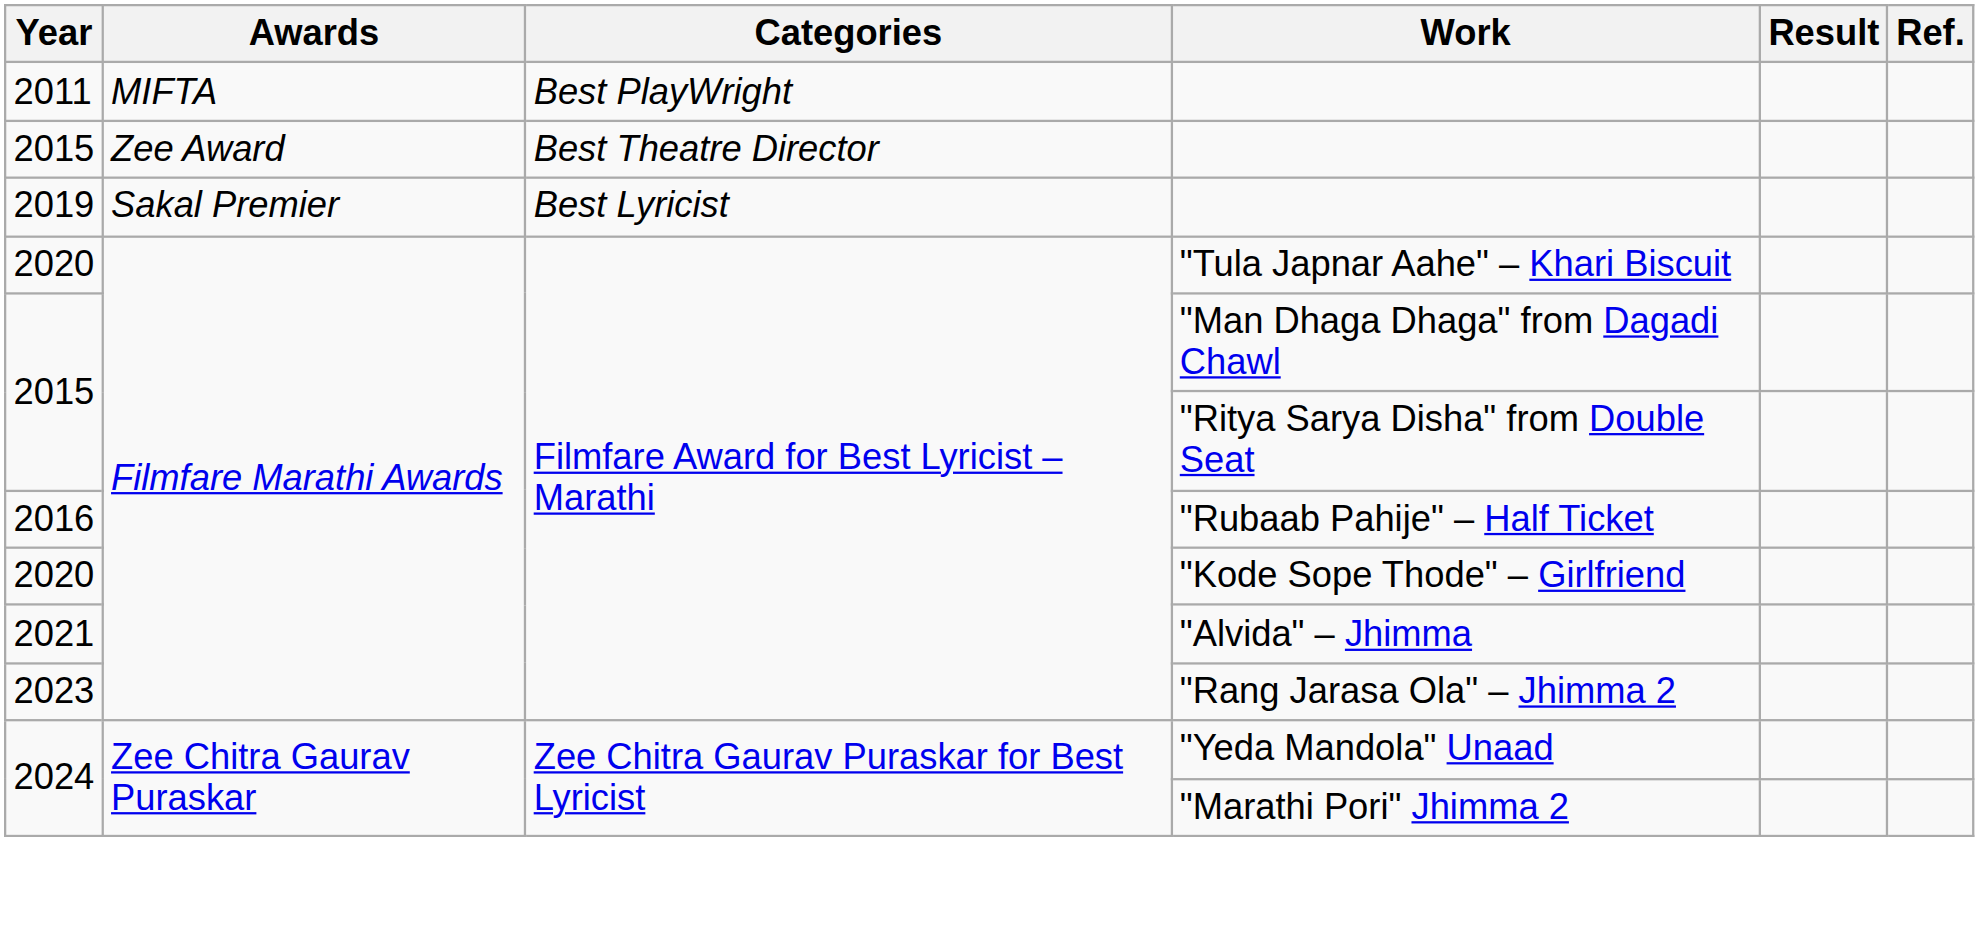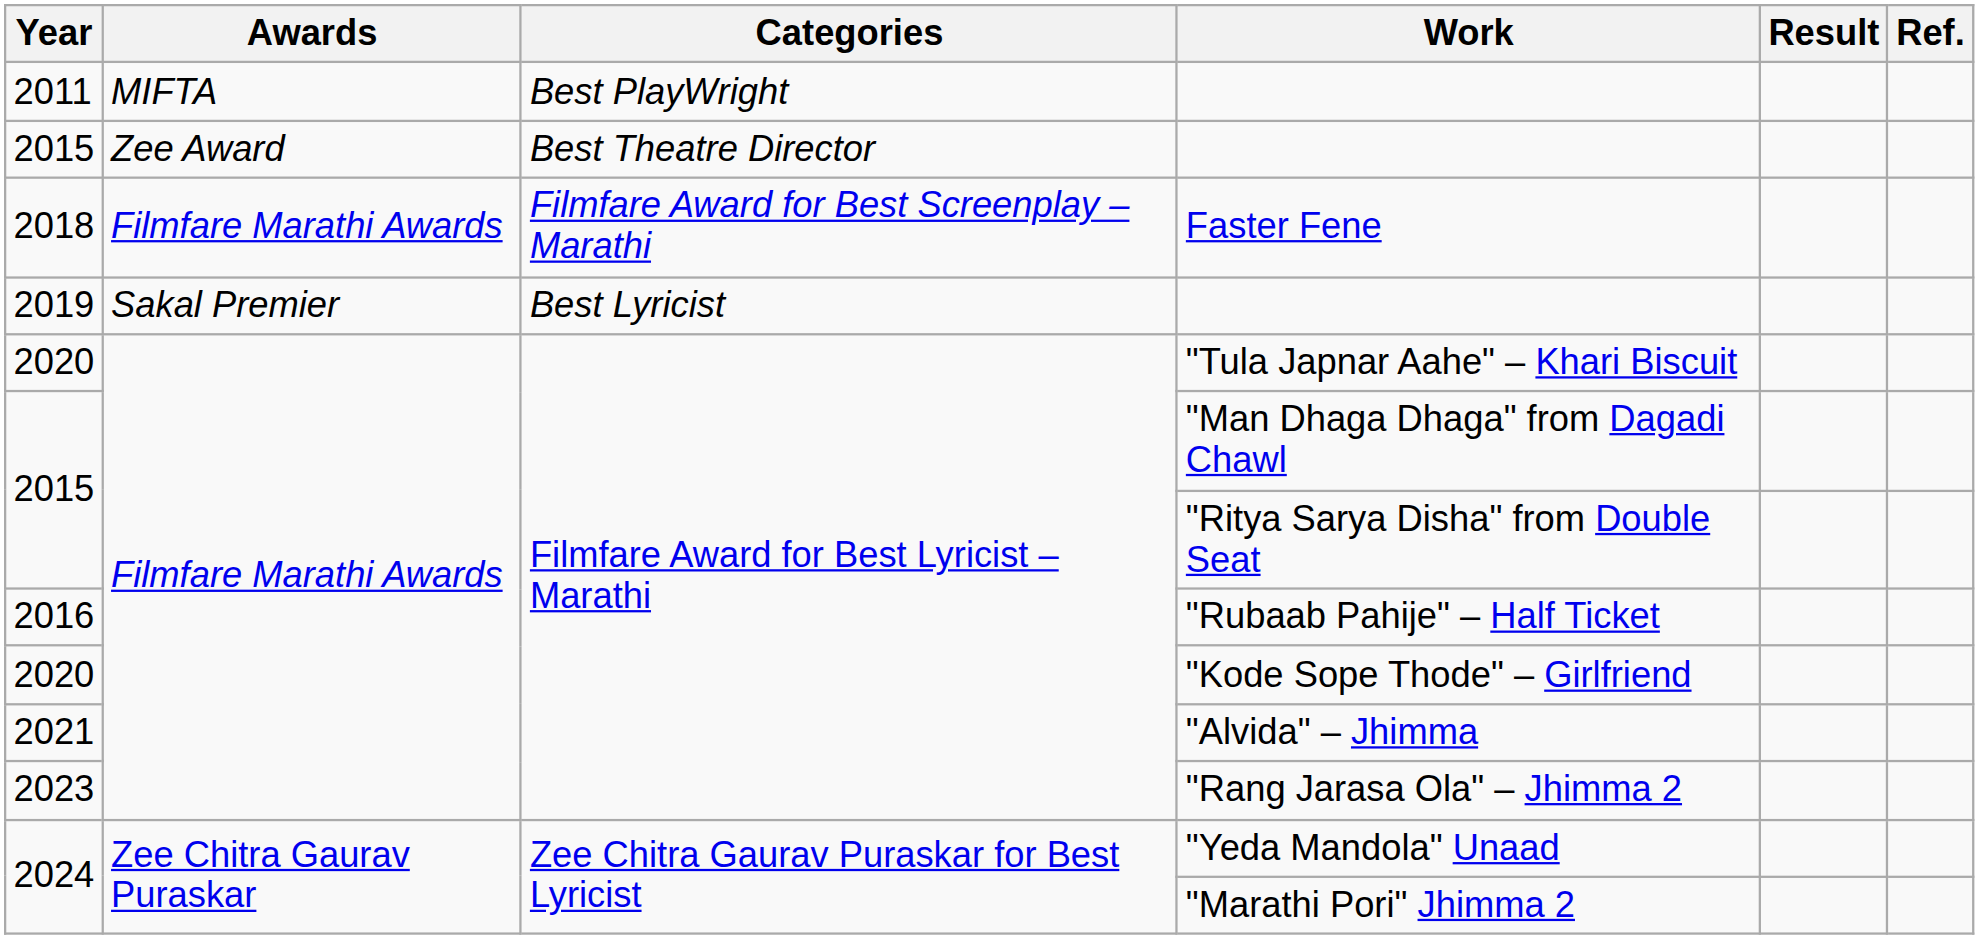+ row: (54, 226)
